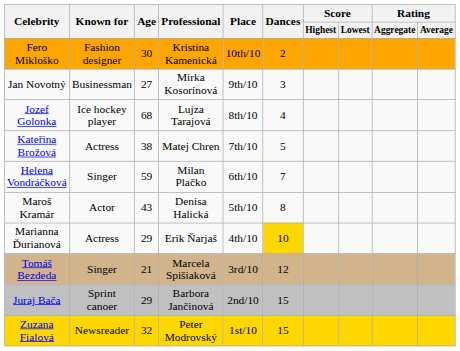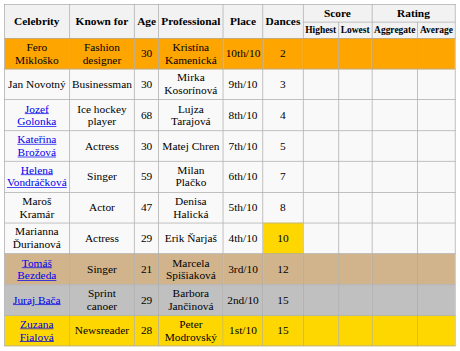(147, 84) 27 -> (147, 84) 30
(147, 146) 38 -> (147, 146) 30
(147, 207) 43 -> (147, 207) 47
(147, 330) 32 -> (147, 330) 28
